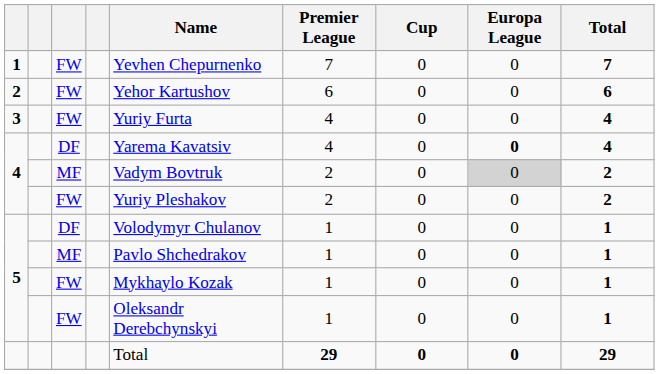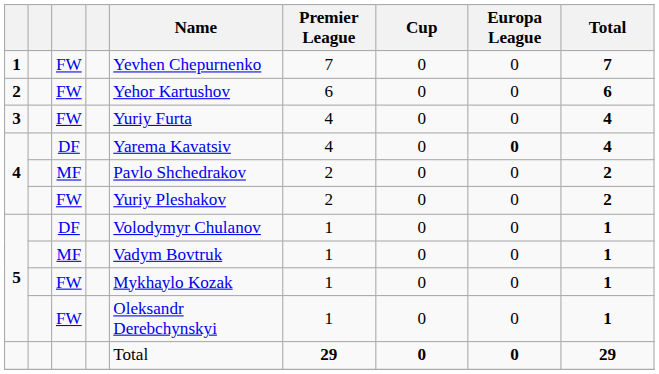(168, 173) Vadym Bovtruk -> (180, 173) Pavlo Shchedrakov
(515, 173) lightgrey background -> (515, 173) no background
(180, 254) Pavlo Shchedrakov -> (168, 254) Vadym Bovtruk
